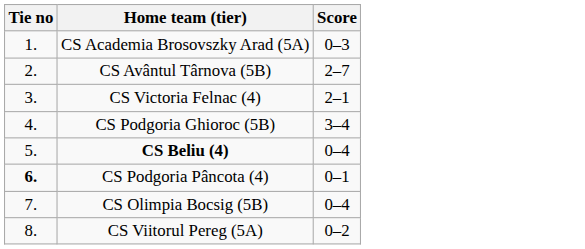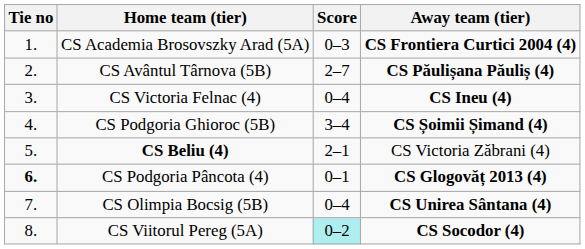+ column: (470, 17)
(337, 97) 2–1 -> (337, 97) 0–4
(337, 151) 0–4 -> (337, 151) 2–1
(337, 230) no background -> (337, 230) paleturquoise background
